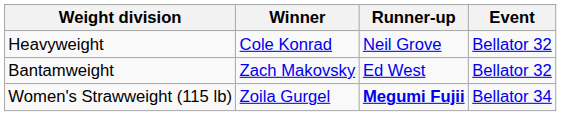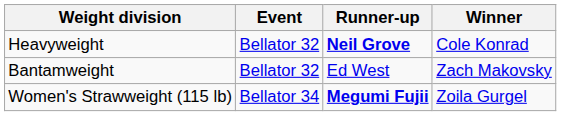columns swapped: (297, 17) <-> (512, 17)
(402, 44) normal -> (368, 44) bold
